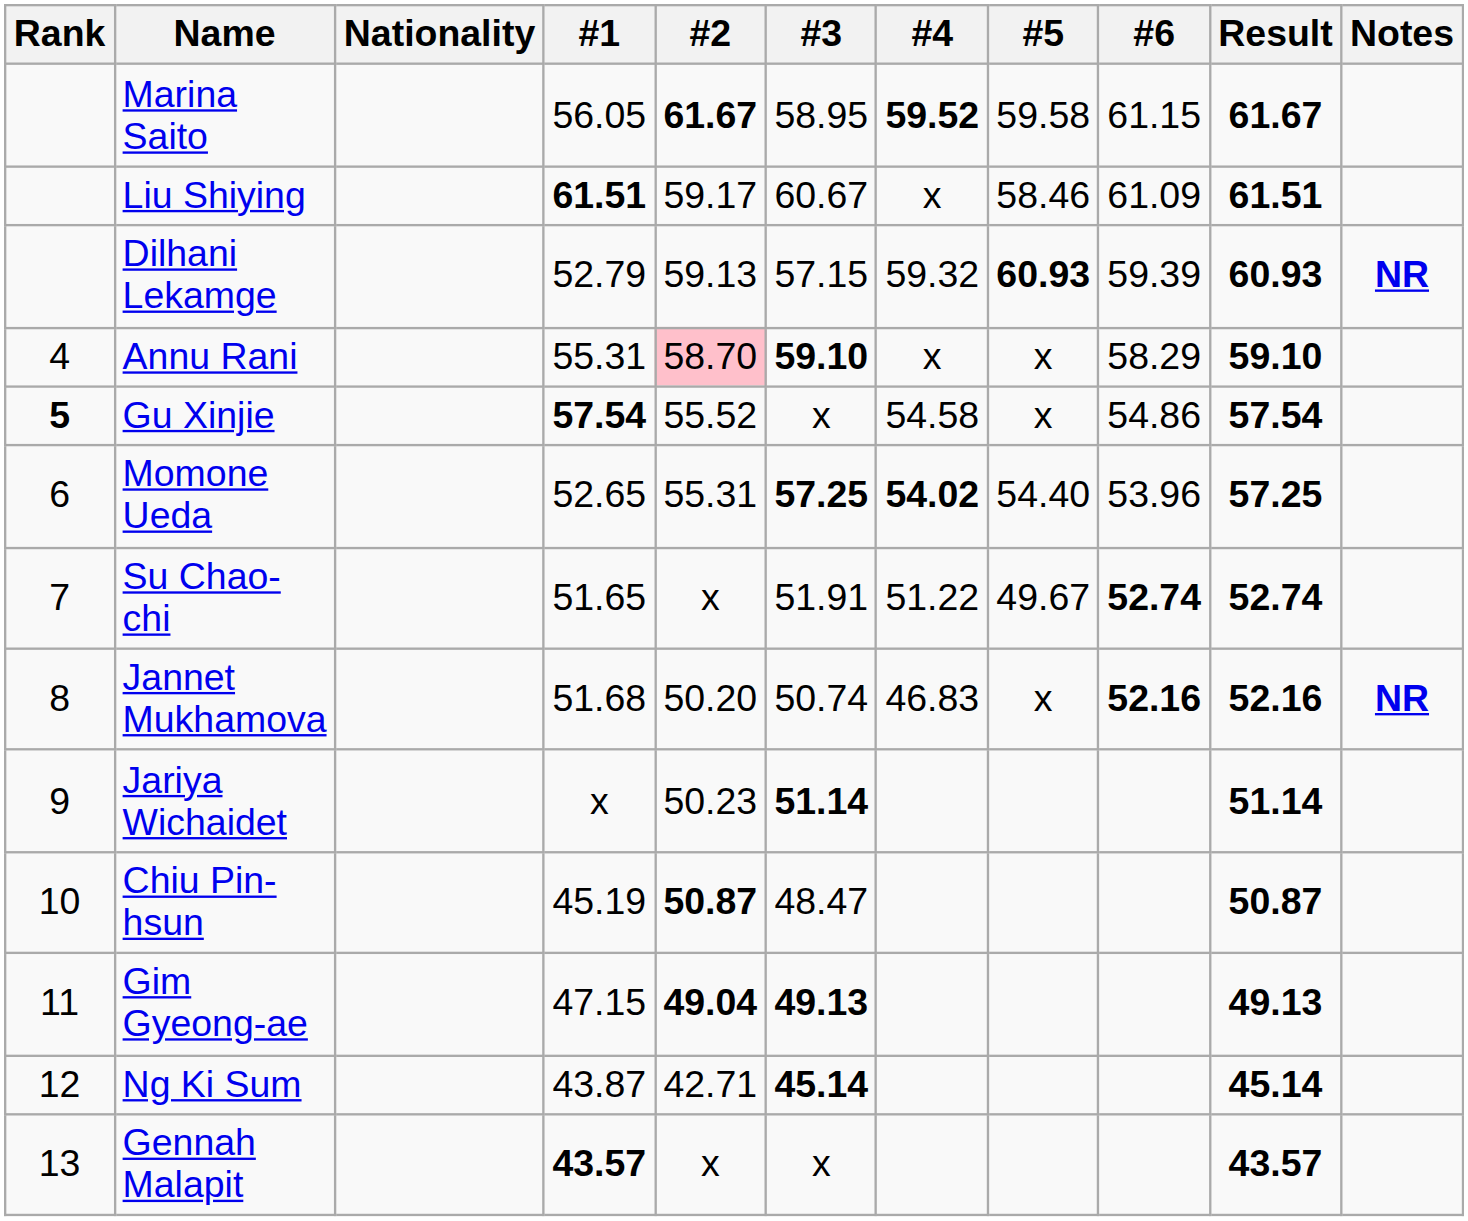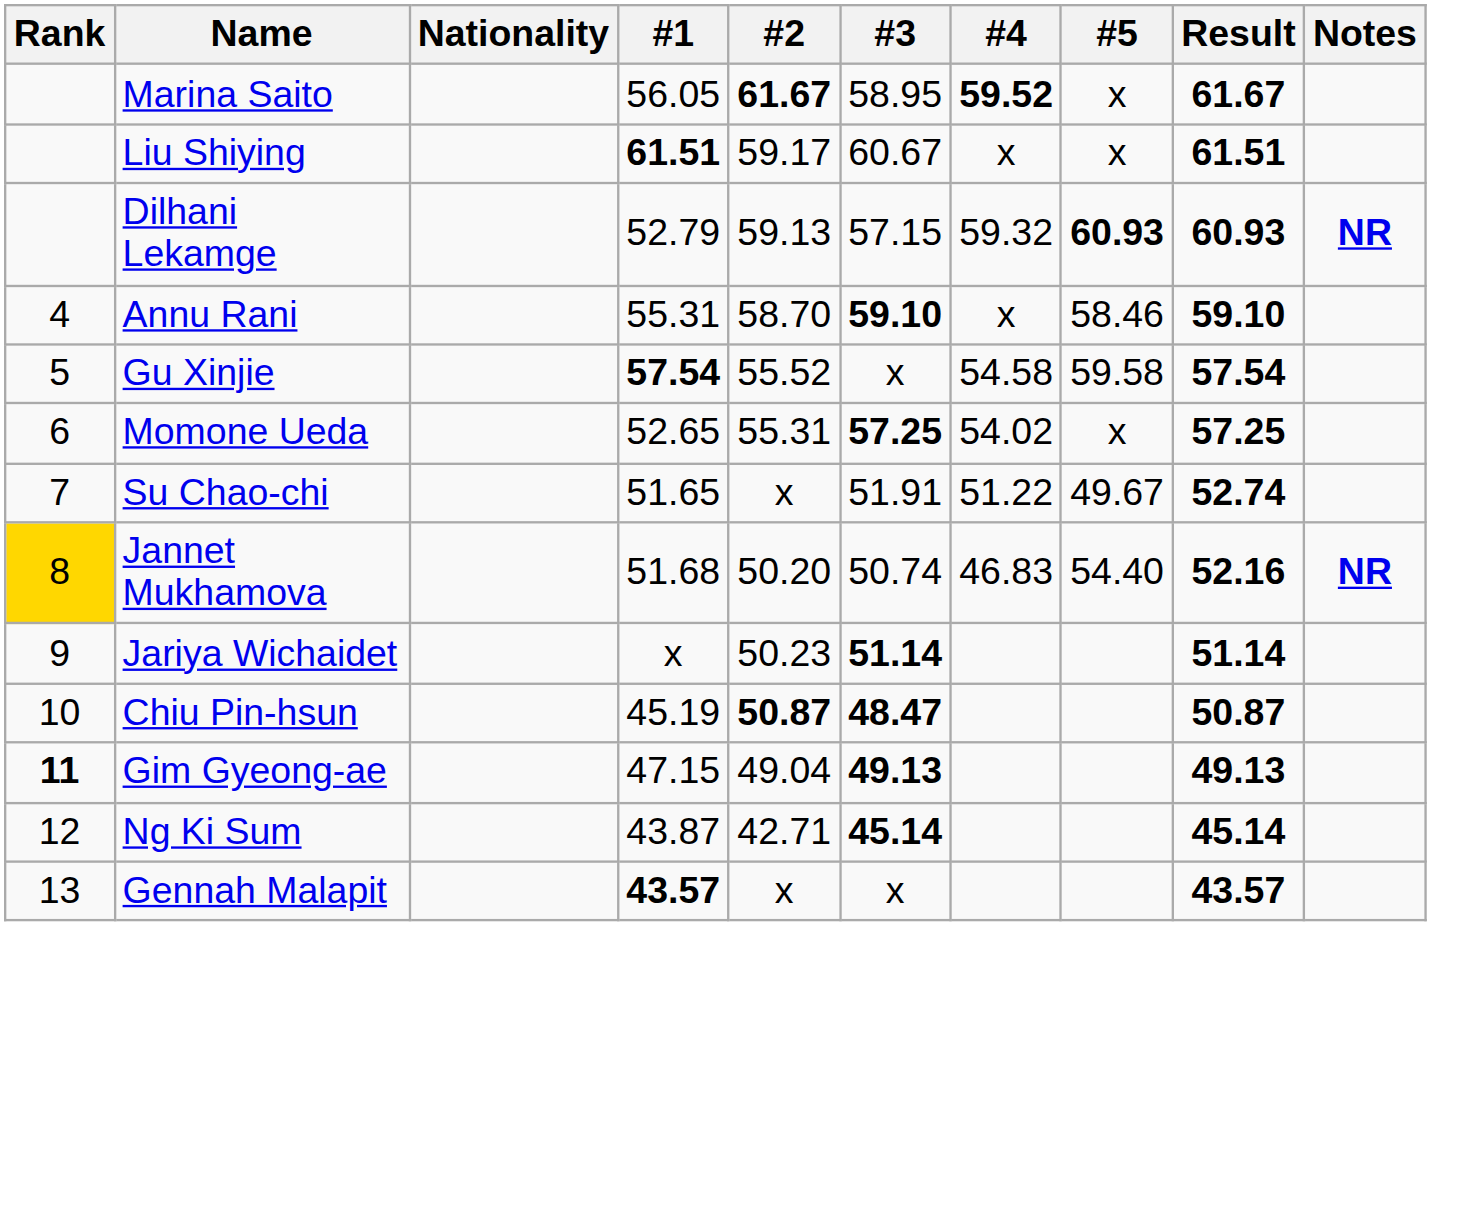- column: (1154, 34)
(1043, 114) 59.58 -> (1117, 93) x
(1043, 195) 58.46 -> (1117, 152) x
(710, 355) pink background -> (784, 313) no background
(1043, 355) x -> (1117, 313) 58.46
(60, 415) bold -> (60, 373) normal
(1043, 415) x -> (1117, 373) 59.58
(932, 495) bold -> (1006, 432) normal
(1043, 495) 54.40 -> (1117, 432) x
(60, 698) no background -> (60, 572) gold background
(1043, 698) x -> (1117, 572) 54.40
(821, 901) normal -> (895, 712) bold
(60, 1003) normal -> (60, 771) bold
(710, 1003) bold -> (784, 771) normal
